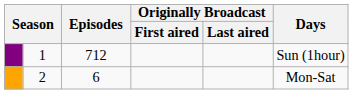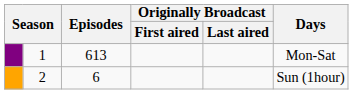(96, 55) 712 -> (96, 55) 613
(311, 55) Sun (1hour) -> (311, 55) Mon-Sat
(311, 77) Mon-Sat -> (311, 77) Sun (1hour)
